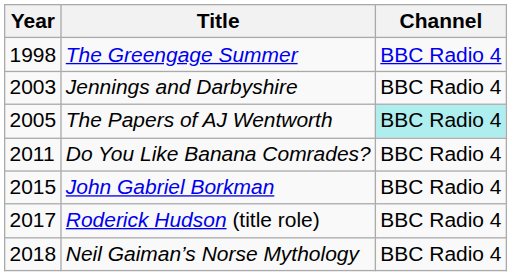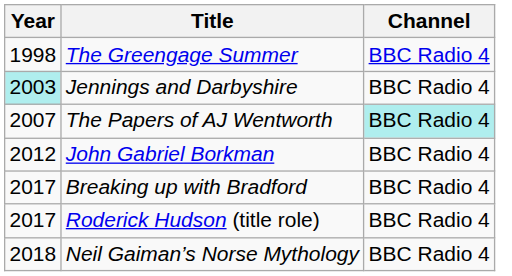(33, 87) no background -> (33, 87) paleturquoise background
(33, 120) 2005 -> (33, 120) 2007
- row: (218, 154)
(33, 187) 2015 -> (33, 154) 2012
+ row: (186, 187)
